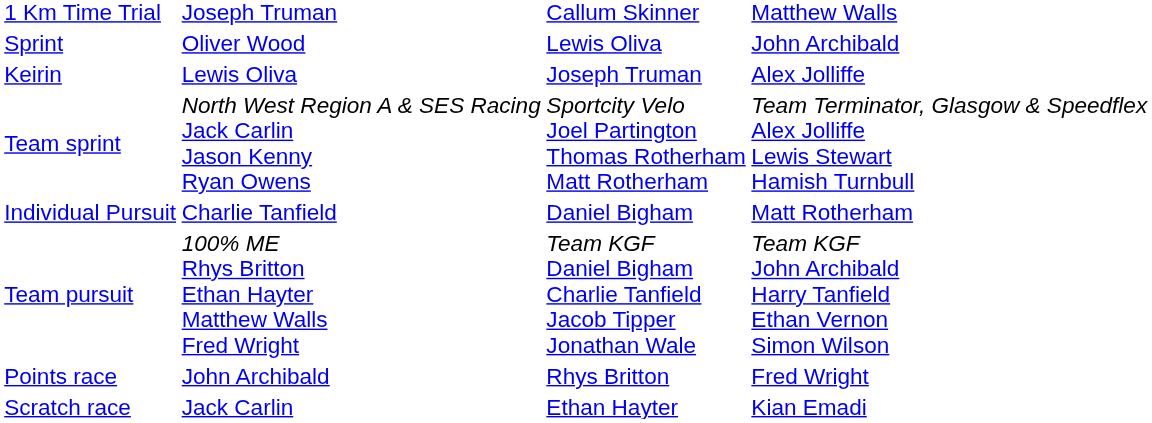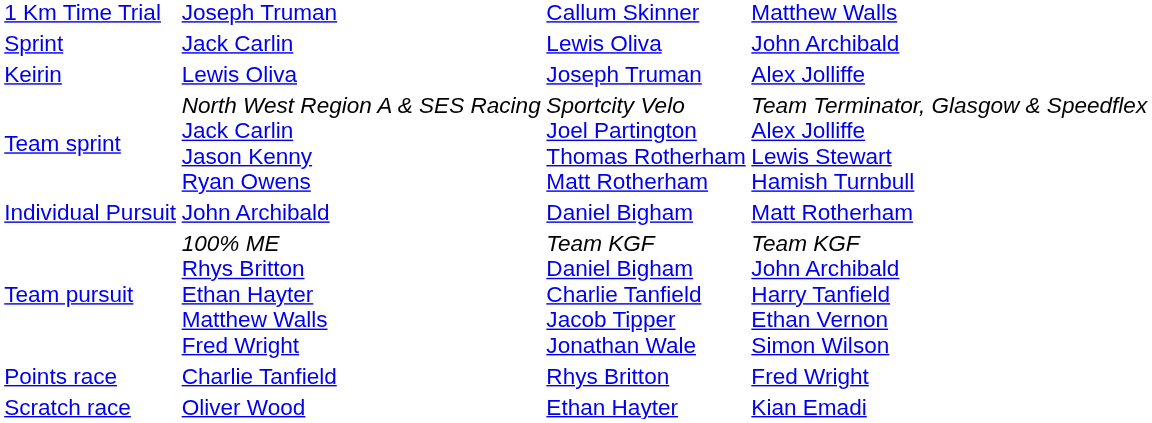(244, 43) Oliver Wood -> (237, 43) Jack Carlin
(259, 212) Charlie Tanfield -> (256, 212) John Archibald
(256, 376) John Archibald -> (259, 376) Charlie Tanfield
(237, 407) Jack Carlin -> (244, 407) Oliver Wood
